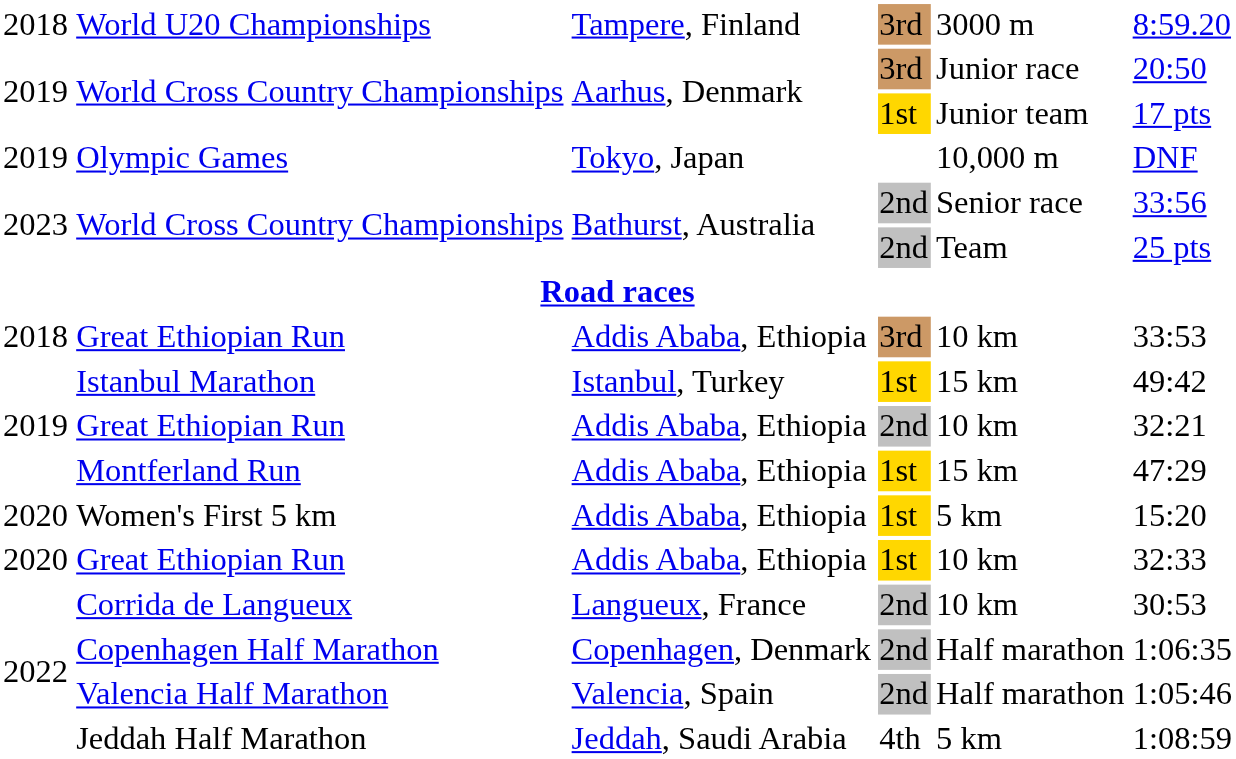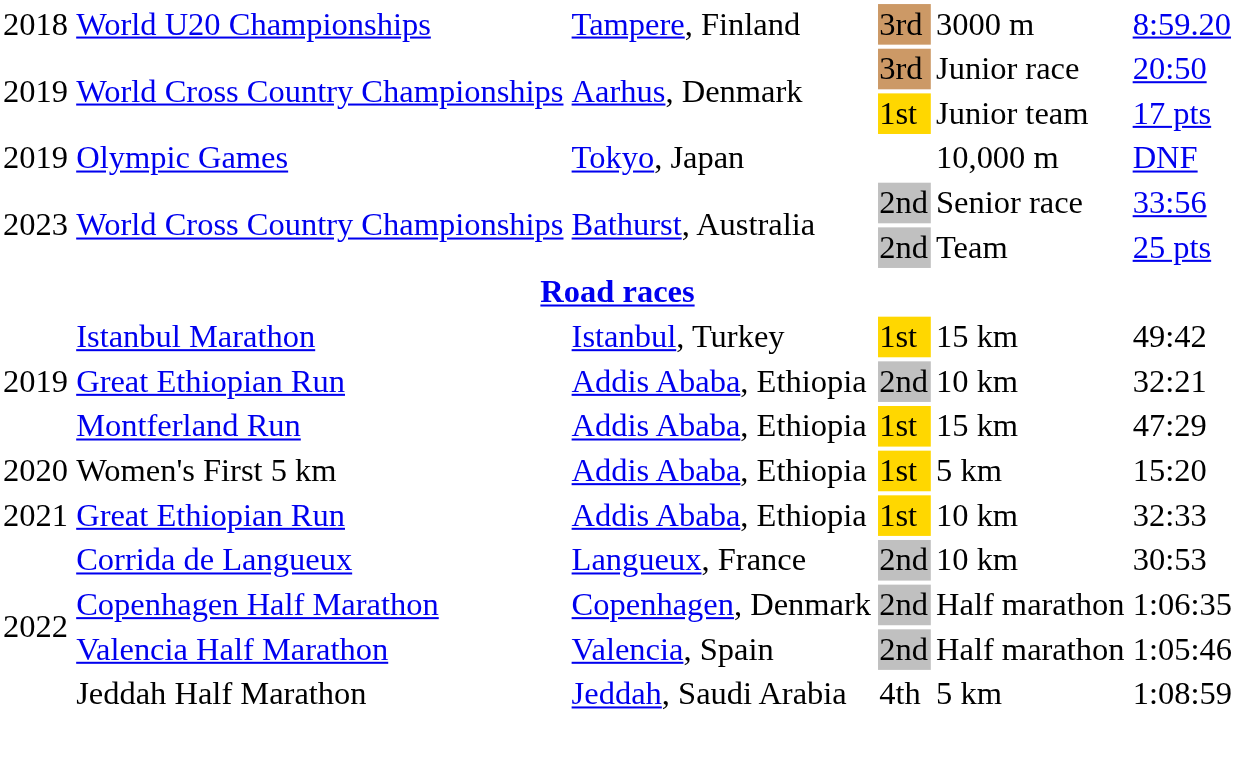- row: (211, 336)
(36, 559) 2020 -> (36, 515) 2021
